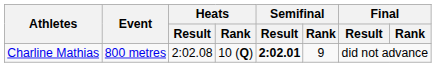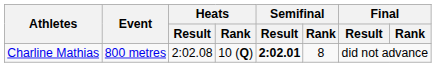(321, 53) 9 -> (321, 53) 8
